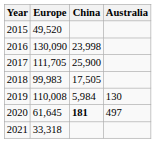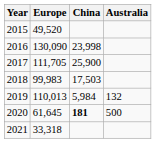(86, 79) 17,505 -> (86, 79) 17,503
(50, 96) 110,008 -> (50, 96) 110,013
(114, 96) 130 -> (114, 96) 132
(114, 113) 497 -> (114, 113) 500
